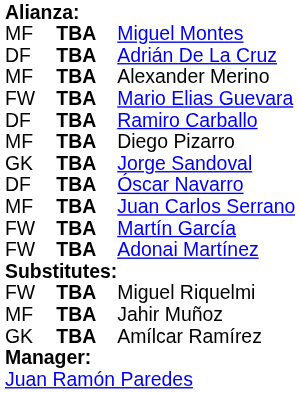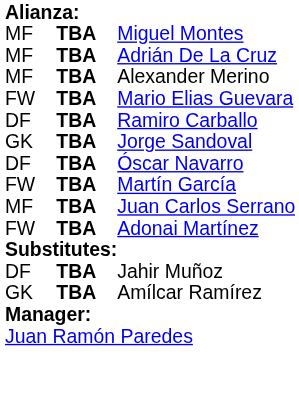(18, 55) DF -> (19, 55) MF
- row: (176, 141)
rows swapped: (206, 206) <-> (177, 228)
- row: (186, 293)
(19, 314) MF -> (18, 271) DF
